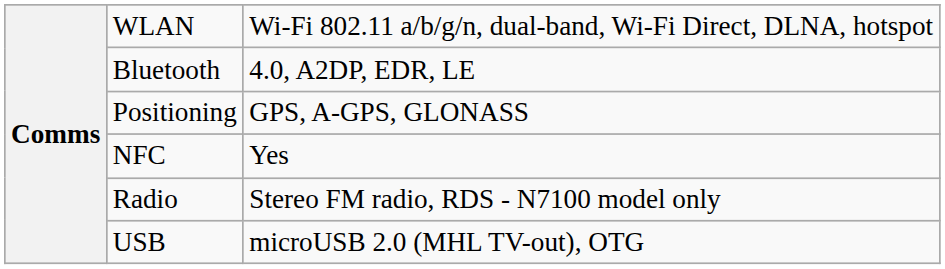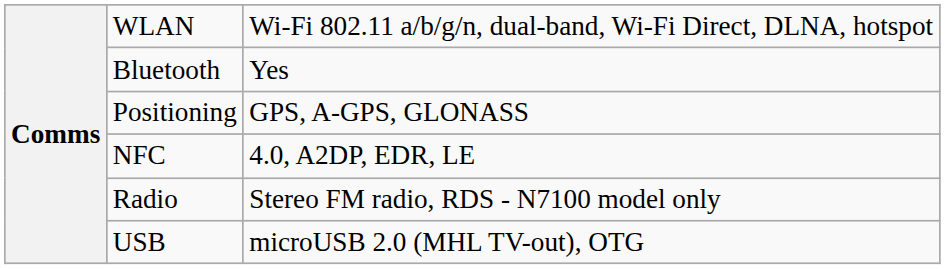(362, 69) 4.0, A2DP, EDR, LE -> (269, 69) Yes
(269, 155) Yes -> (362, 155) 4.0, A2DP, EDR, LE
